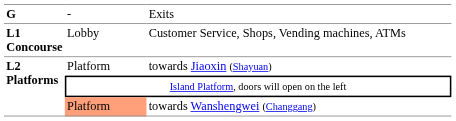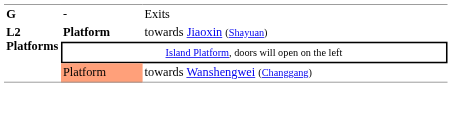- row: (277, 33)
(89, 66) normal -> (87, 32) bold
